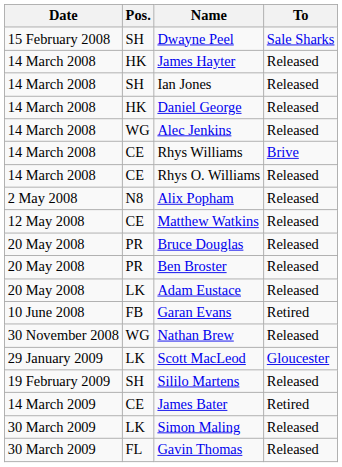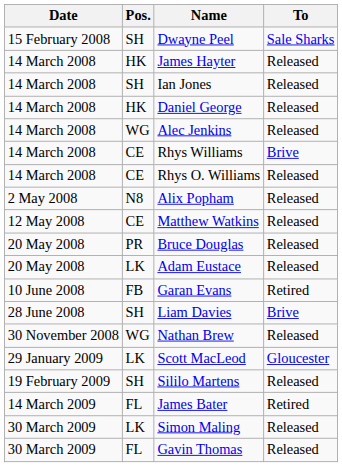- row: (192, 267)
+ row: (194, 312)
(135, 404) CE -> (134, 404) FL
